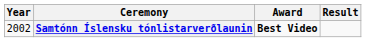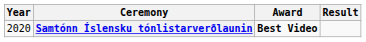(19, 29) 2002 -> (19, 29) 2020
